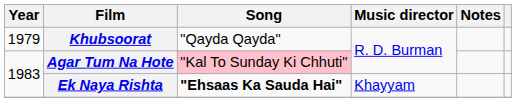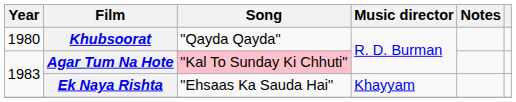(24, 39) 1979 -> (24, 39) 1980
(261, 85) bold -> (257, 85) normal
